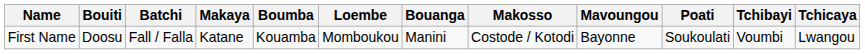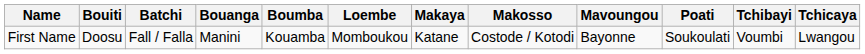columns swapped: (435, 15) <-> (225, 15)
